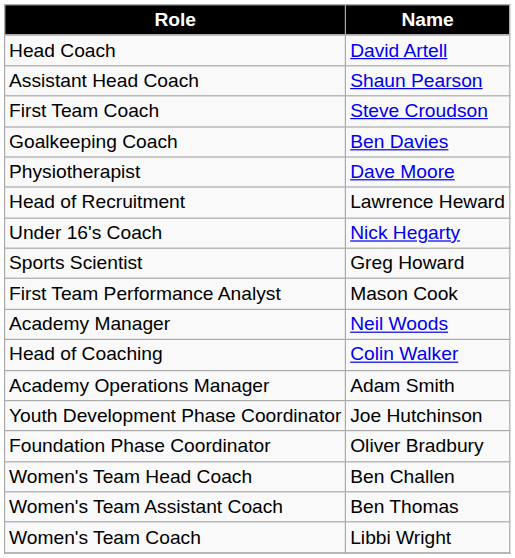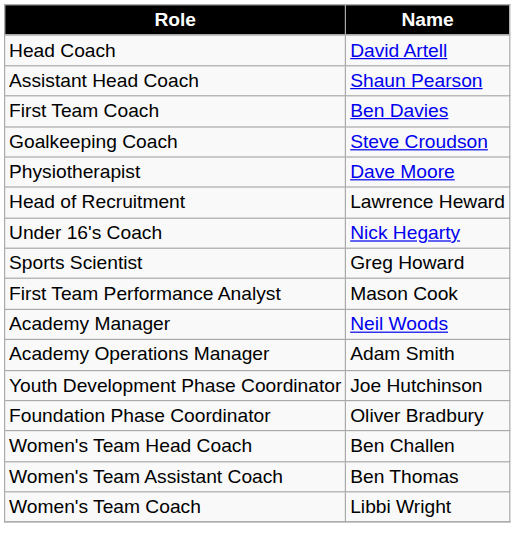(419, 111) Steve Croudson -> (399, 111) Ben Davies
(399, 141) Ben Davies -> (419, 141) Steve Croudson
- row: (86, 354)
